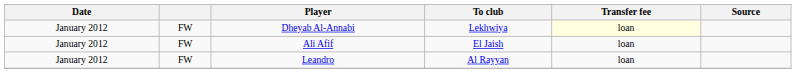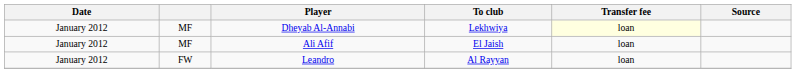(185, 27) FW -> (185, 27) MF
(185, 43) FW -> (185, 43) MF
